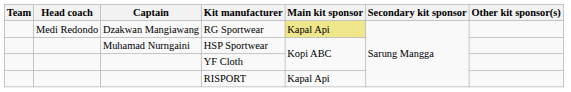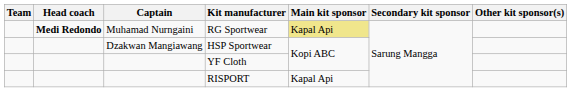(67, 29) normal -> (69, 29) bold
(151, 29) Dzakwan Mangiawang -> (150, 29) Muhamad Nurngaini
(146, 45) Muhamad Nurngaini -> (154, 45) Dzakwan Mangiawang
